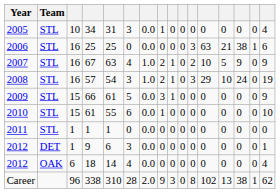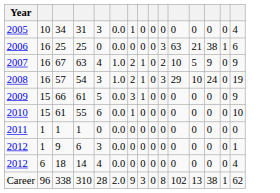- column: (52, 12)
